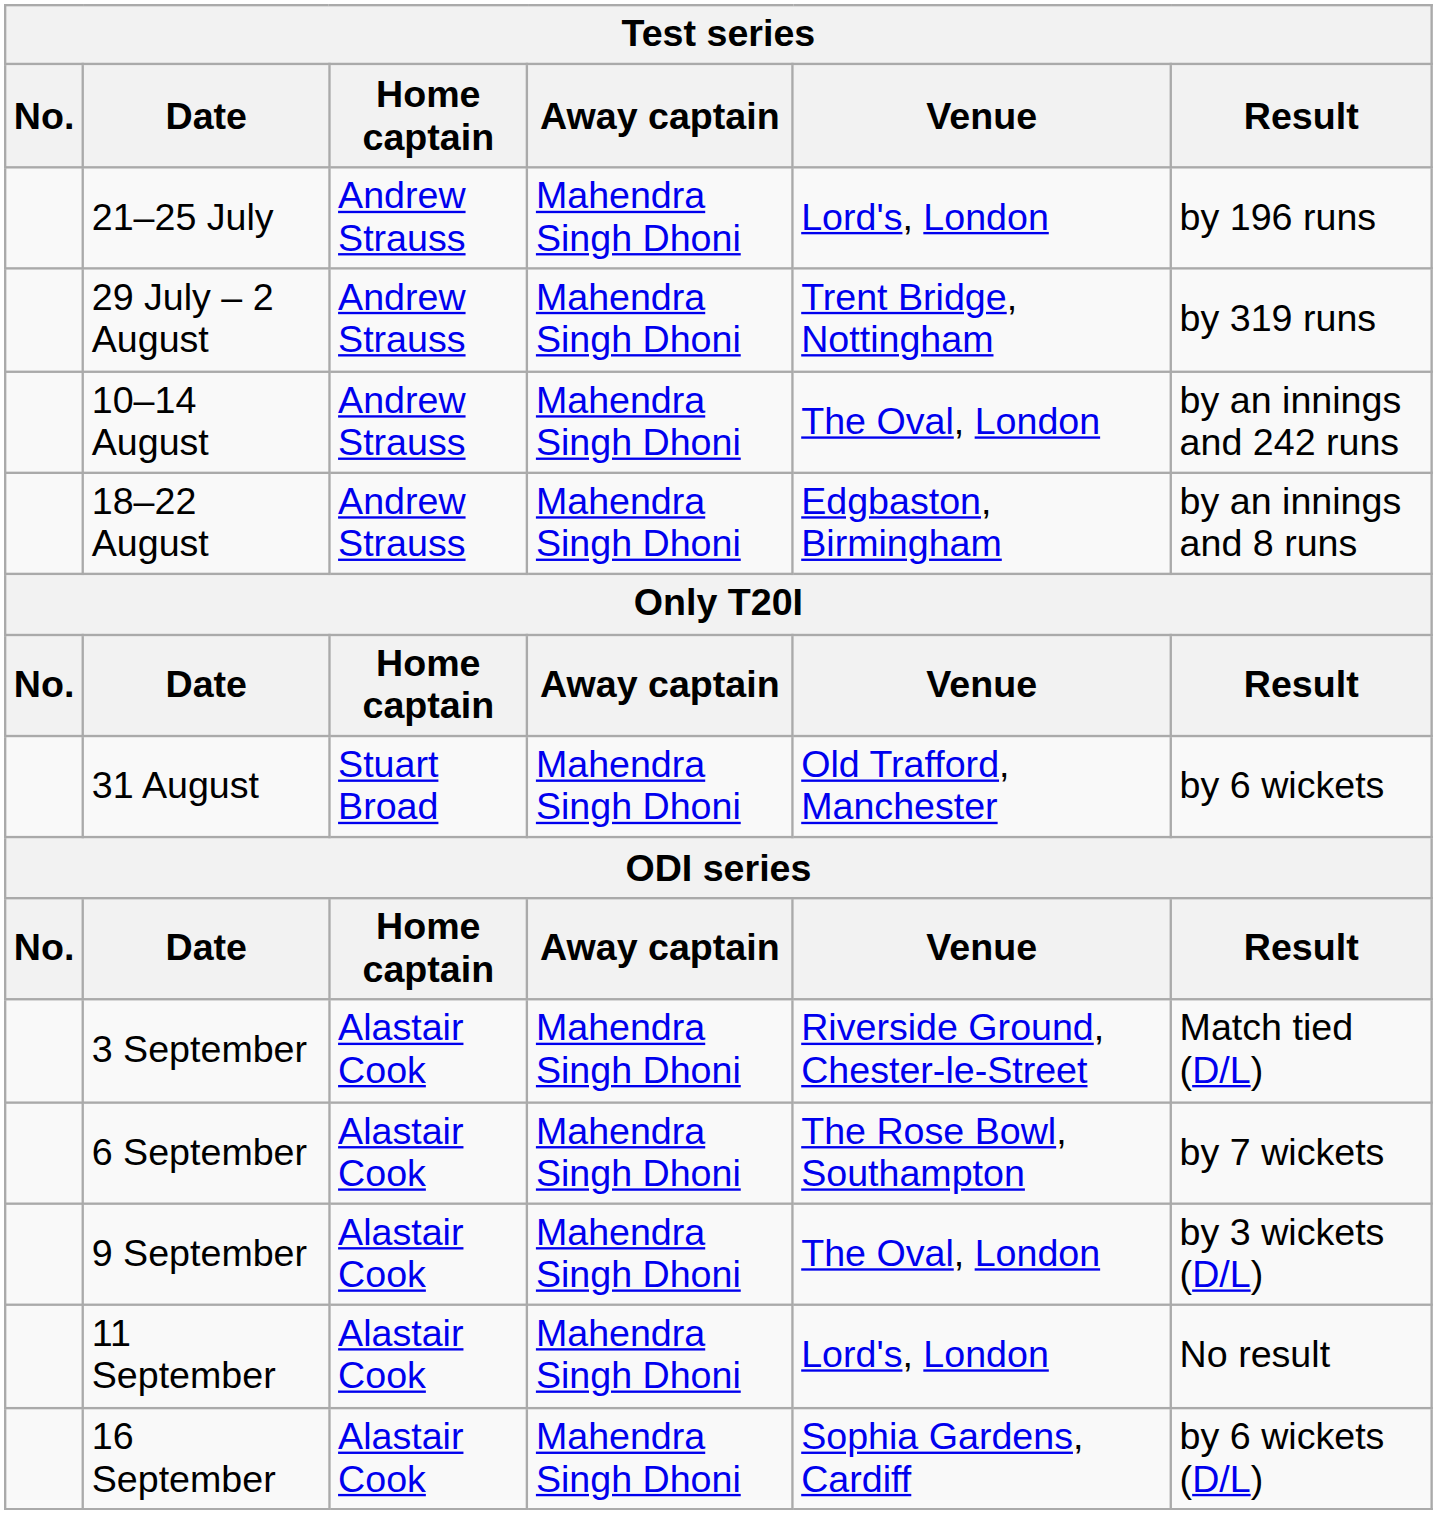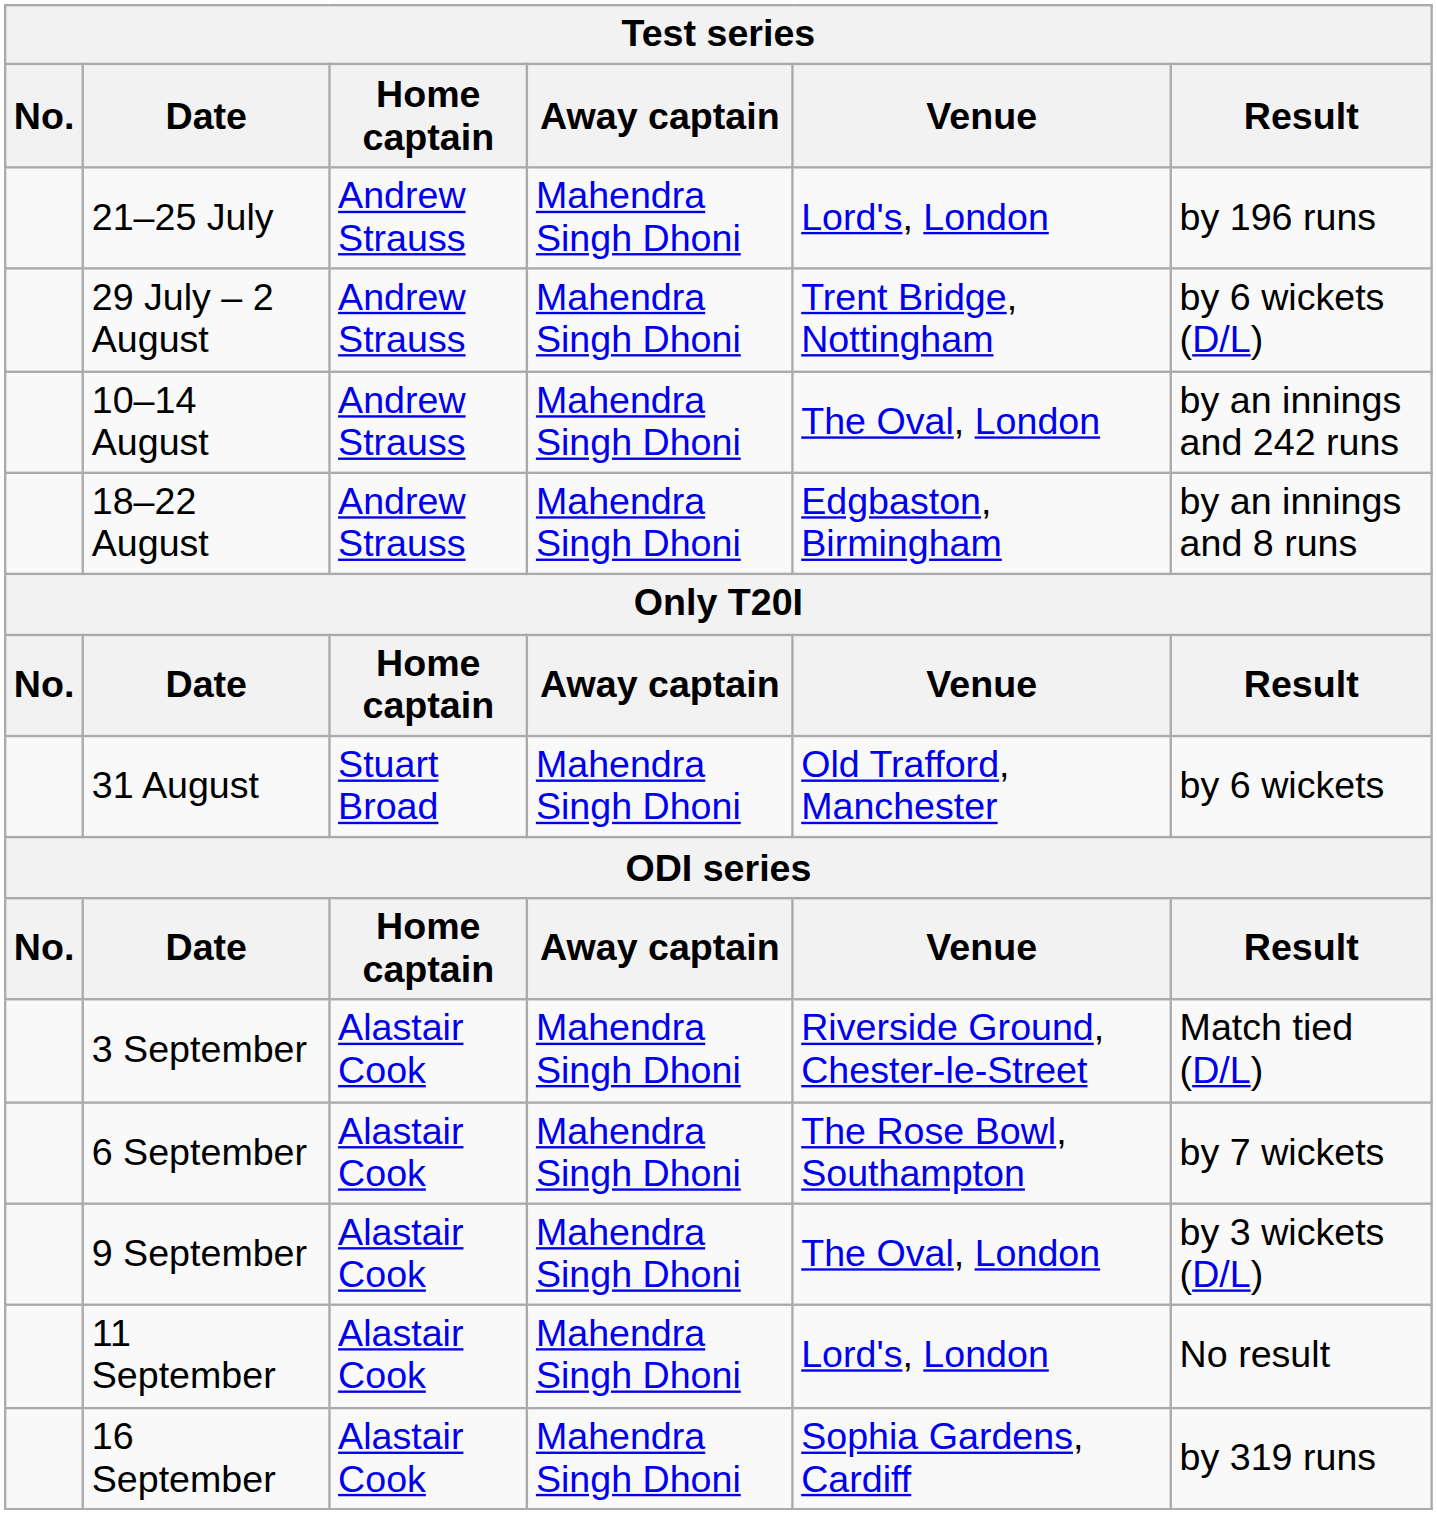(1278, 318) by 319 runs -> (1282, 318) by 6 wickets (D/L)
(1282, 1457) by 6 wickets (D/L) -> (1278, 1457) by 319 runs
